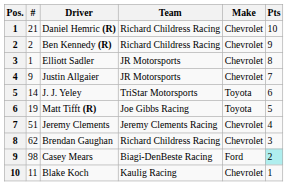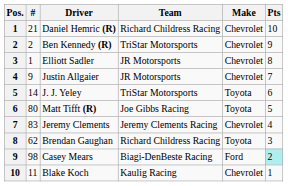(170, 44) Richard Childress Racing -> (159, 44) TriStar Motorsports
(33, 108) 19 -> (33, 108) 80
(33, 124) 51 -> (33, 124) 83
(244, 141) Chevrolet -> (238, 141) Toyota
